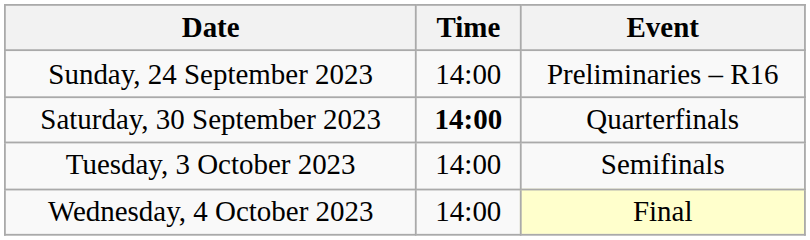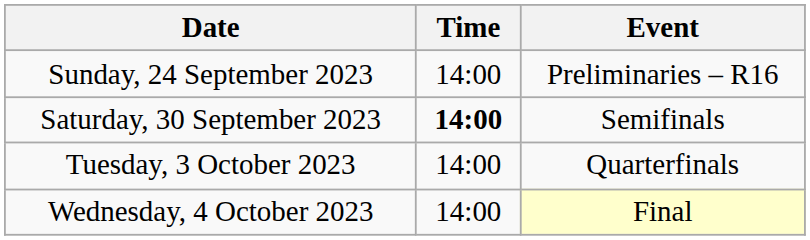(663, 119) Quarterfinals -> (663, 119) Semifinals
(663, 165) Semifinals -> (663, 165) Quarterfinals
